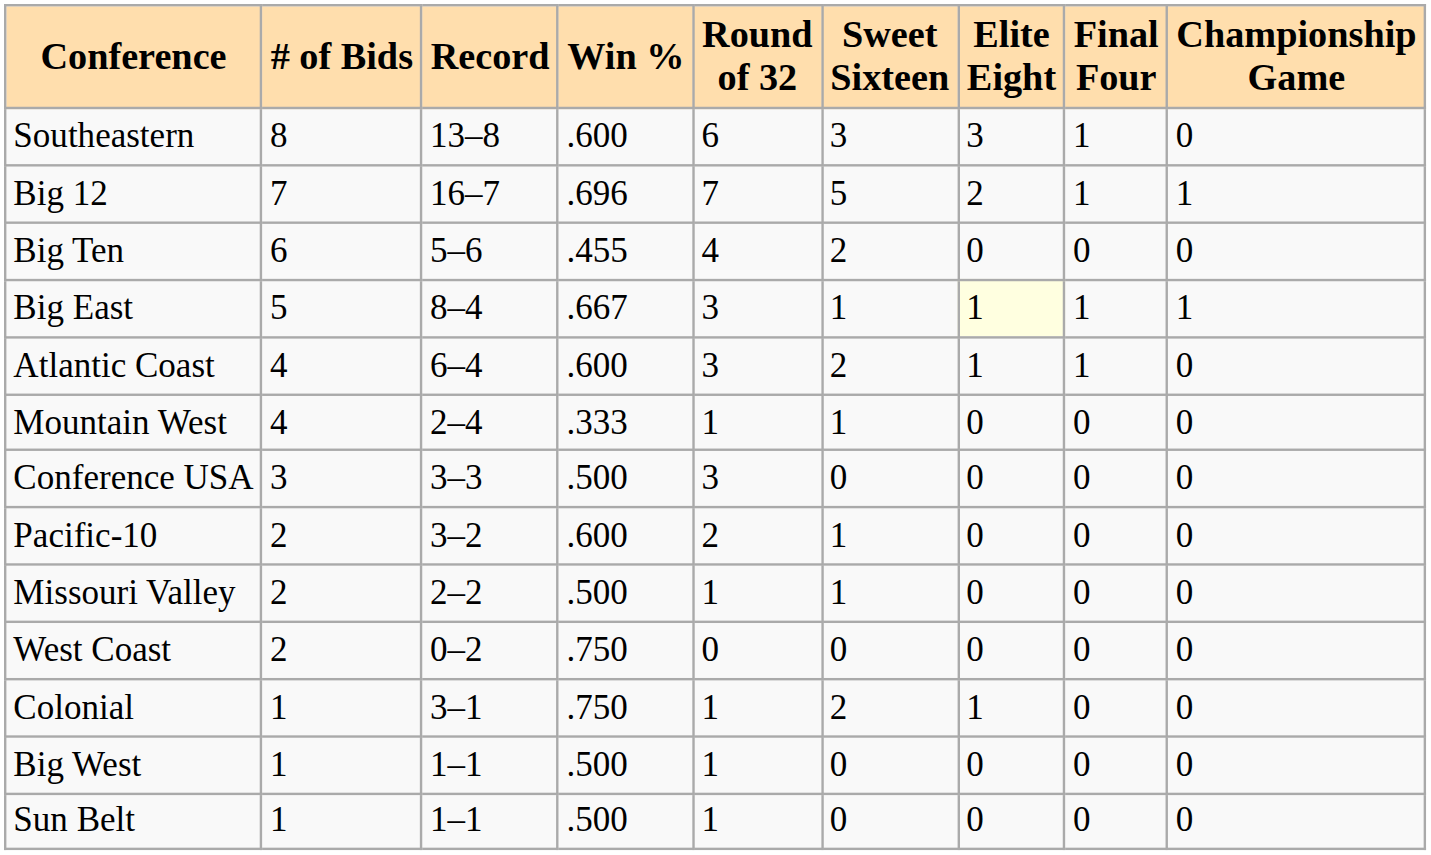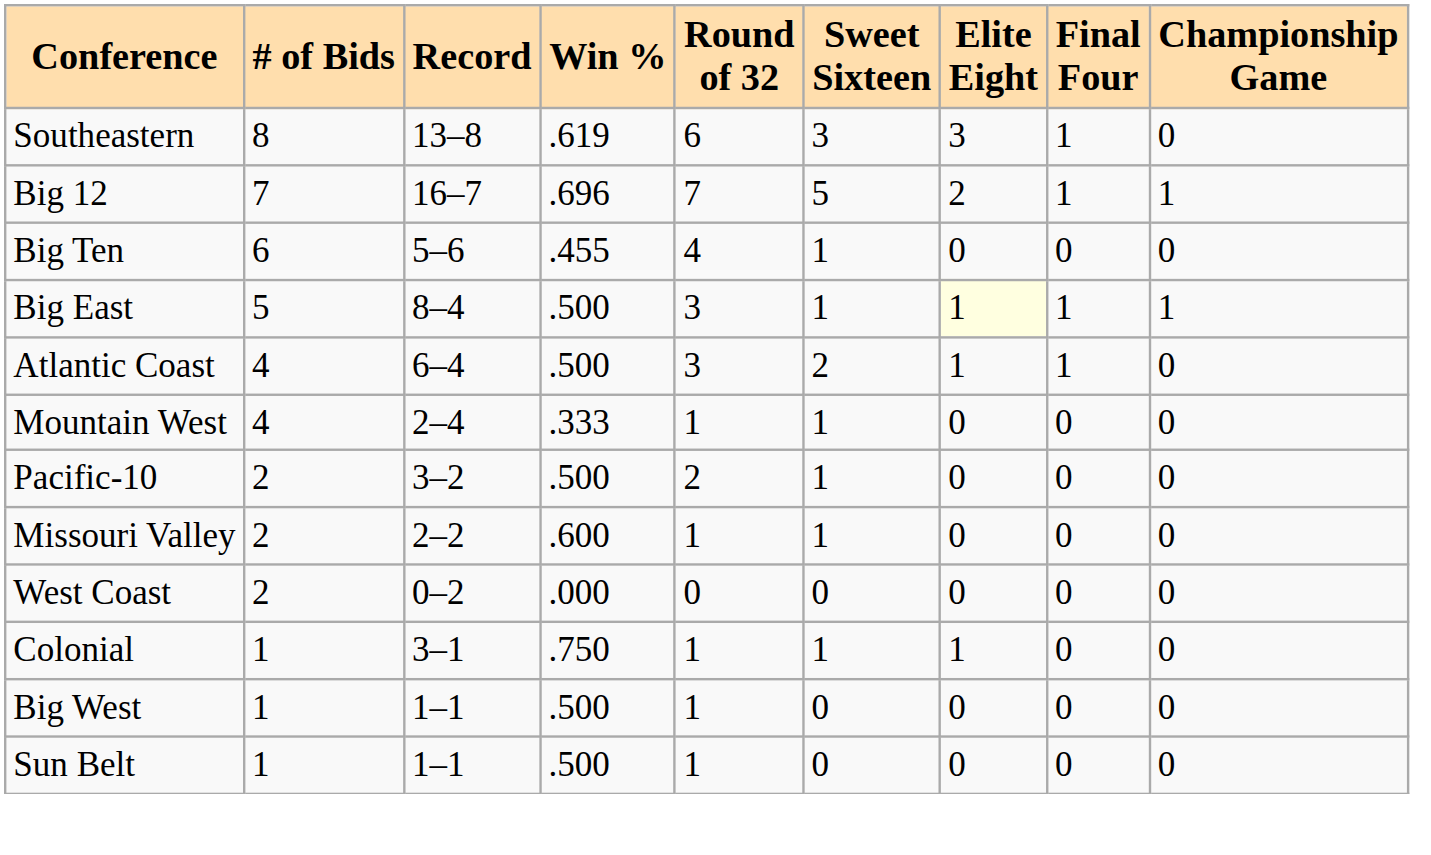(597, 136) .600 -> (579, 136) .619
(838, 250) 2 -> (820, 250) 1
(597, 307) .667 -> (579, 307) .500
(597, 364) .600 -> (579, 364) .500
- row: (134, 478)
(597, 535) .600 -> (579, 478) .500
(597, 592) .500 -> (579, 535) .600
(597, 649) .750 -> (579, 592) .000
(838, 706) 2 -> (820, 649) 1
